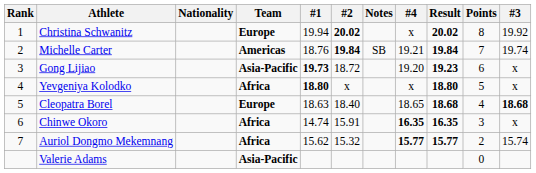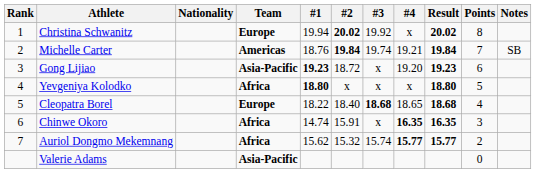columns swapped: (515, 13) <-> (379, 13)
(316, 68) 19.73 -> (316, 68) 19.23
(316, 104) 18.63 -> (316, 104) 18.22
